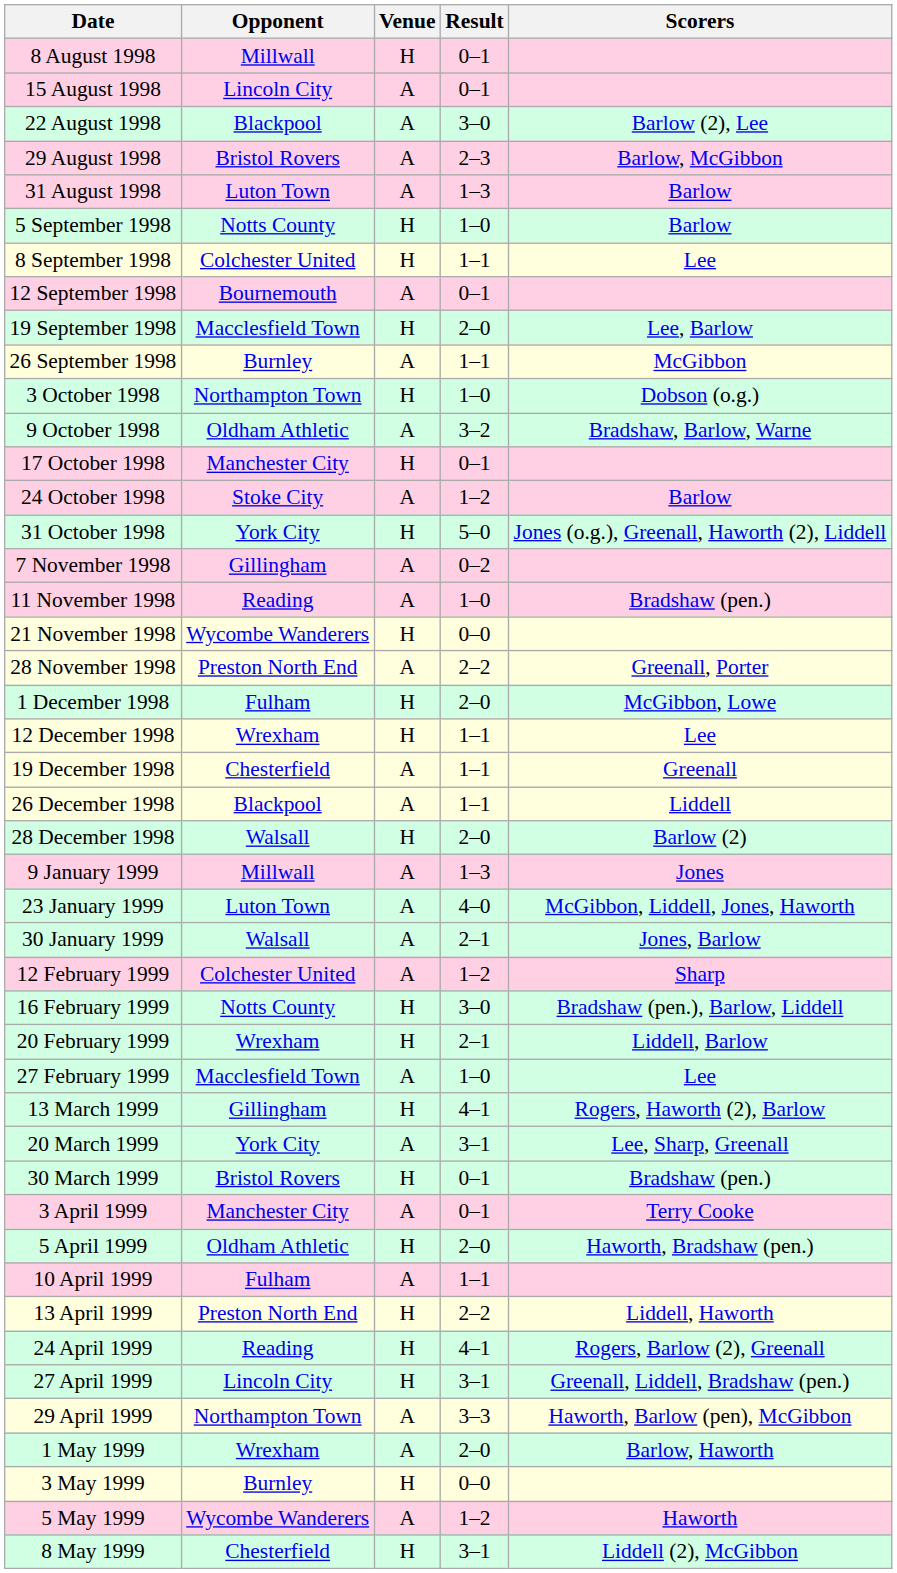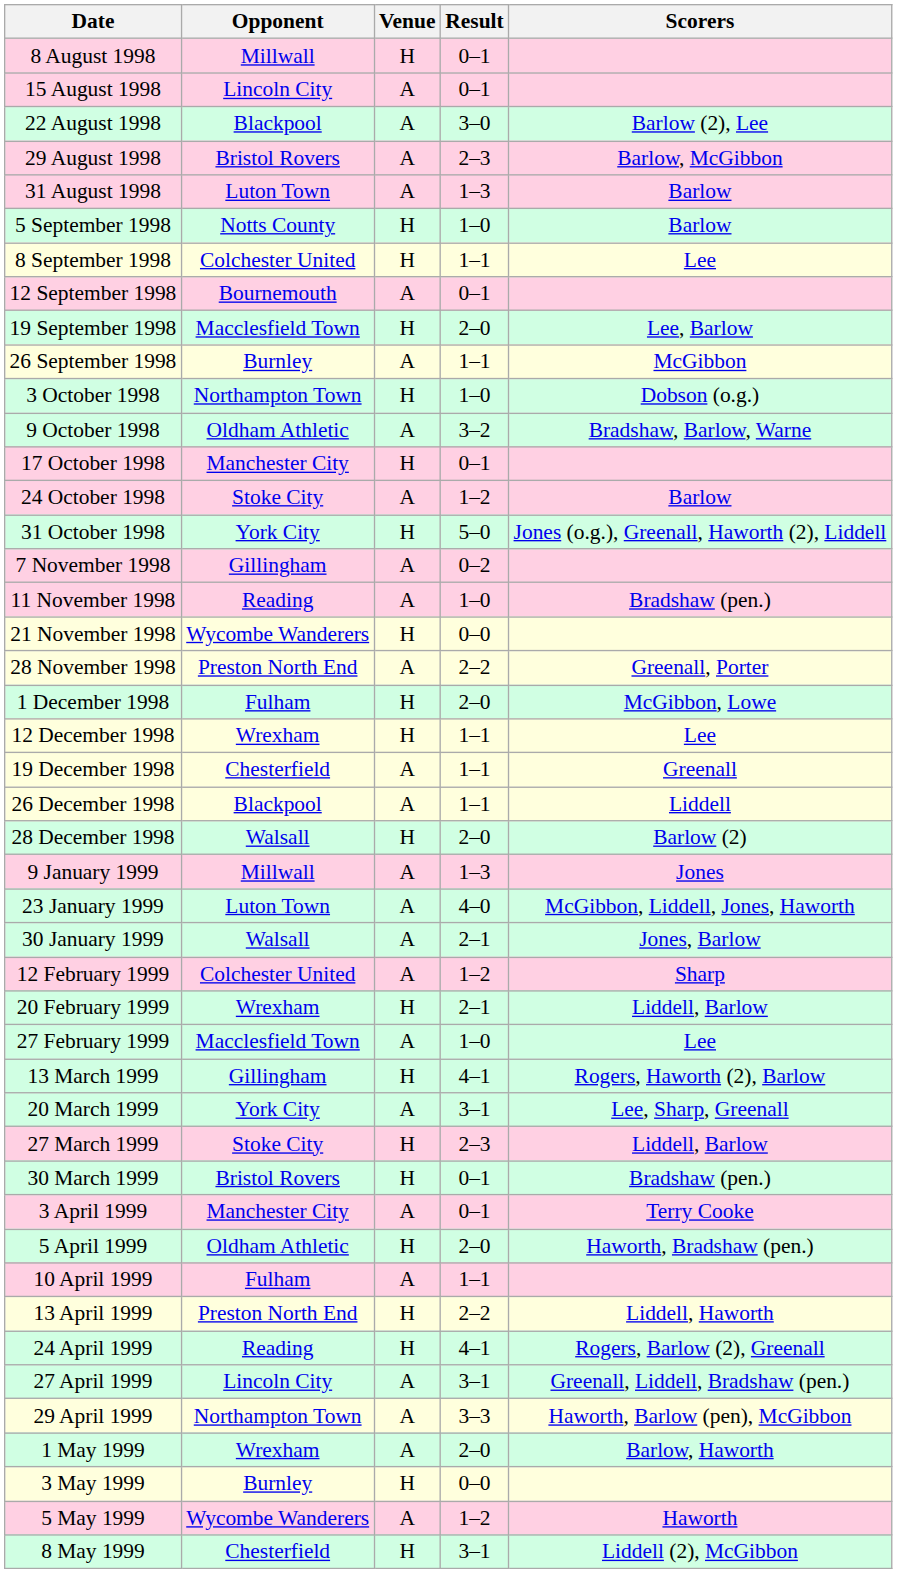- row: (93, 1007)
+ row: (93, 1143)
(407, 1381) H -> (407, 1381) A
